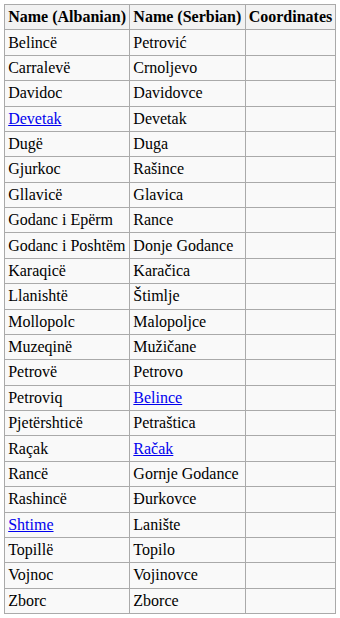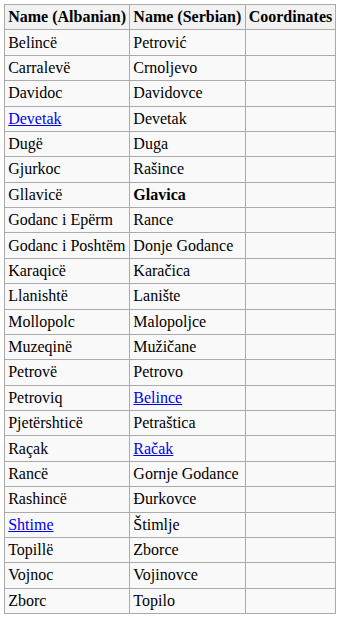(158, 194) normal -> (160, 194) bold
(156, 296) Štimlje -> (157, 296) Lanište
(157, 524) Lanište -> (156, 524) Štimlje
(154, 550) Topilo -> (156, 550) Zborce
(156, 600) Zborce -> (154, 600) Topilo
